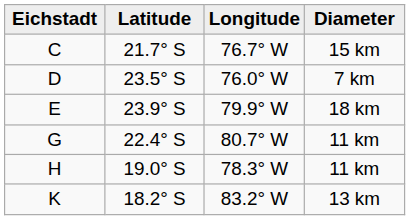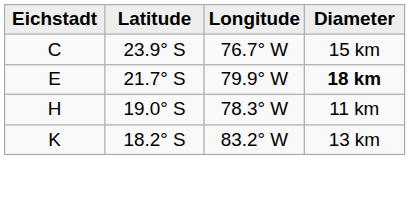(154, 49) 21.7° S -> (154, 49) 23.9° S
- row: (55, 79)
(154, 109) 23.9° S -> (154, 79) 21.7° S
(354, 109) normal -> (354, 79) bold
- row: (55, 139)
